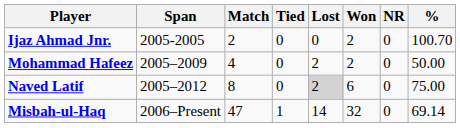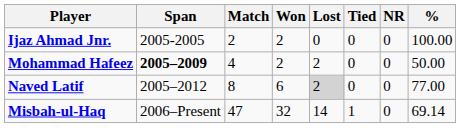columns swapped: (361, 16) <-> (290, 16)
(432, 39) 100.70 -> (432, 39) 100.00
(173, 63) normal -> (173, 63) bold
(428, 87) 75.00 -> (428, 87) 77.00
